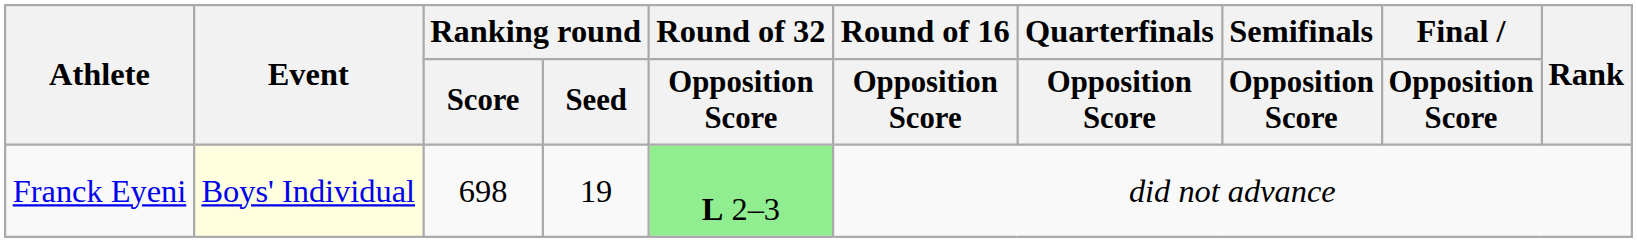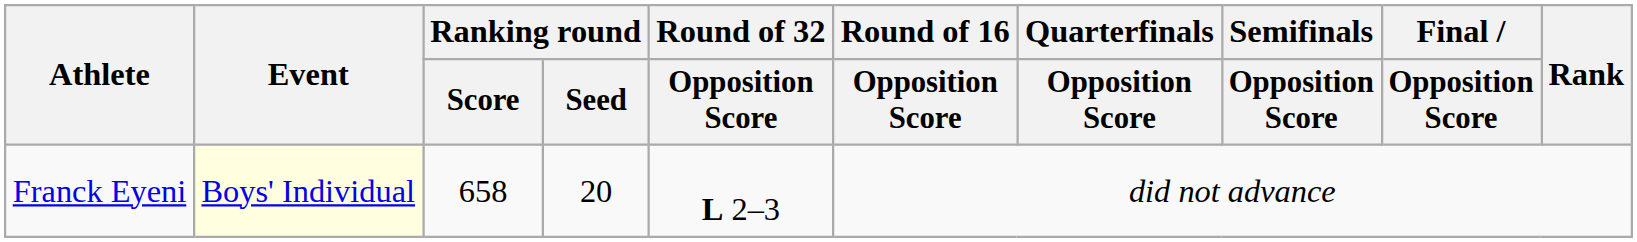(483, 190) 698 -> (483, 190) 658
(596, 190) 19 -> (596, 190) 20
(741, 209) lightgreen background -> (741, 209) no background
